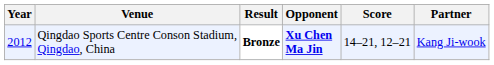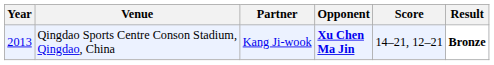columns swapped: (451, 14) <-> (261, 14)
(20, 42) 2012 -> (20, 42) 2013
